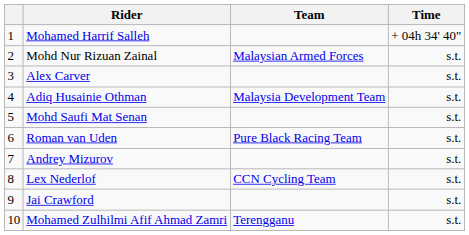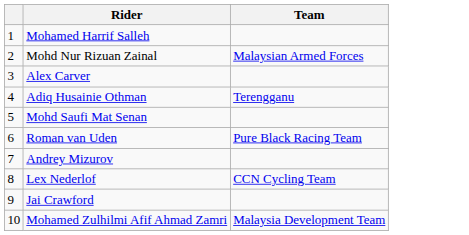- column: (426, 14)
(309, 96) Malaysia Development Team -> (264, 96) Terengganu
(264, 220) Terengganu -> (309, 220) Malaysia Development Team
